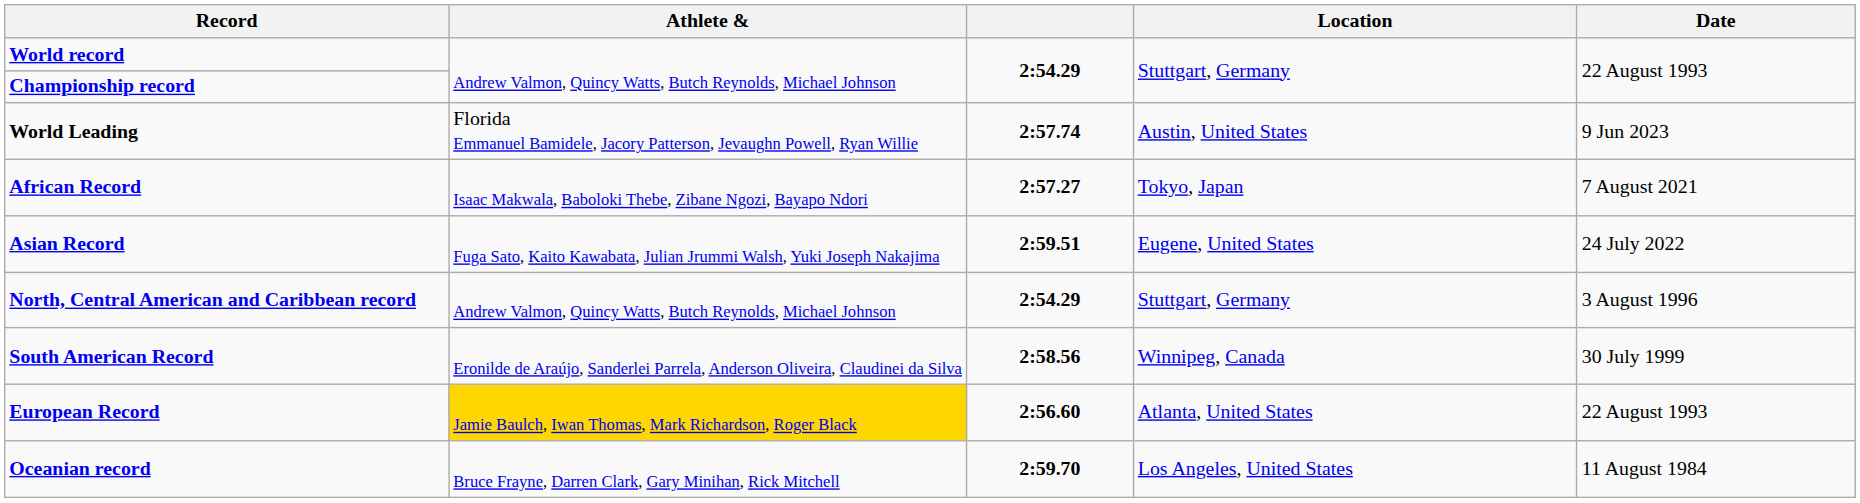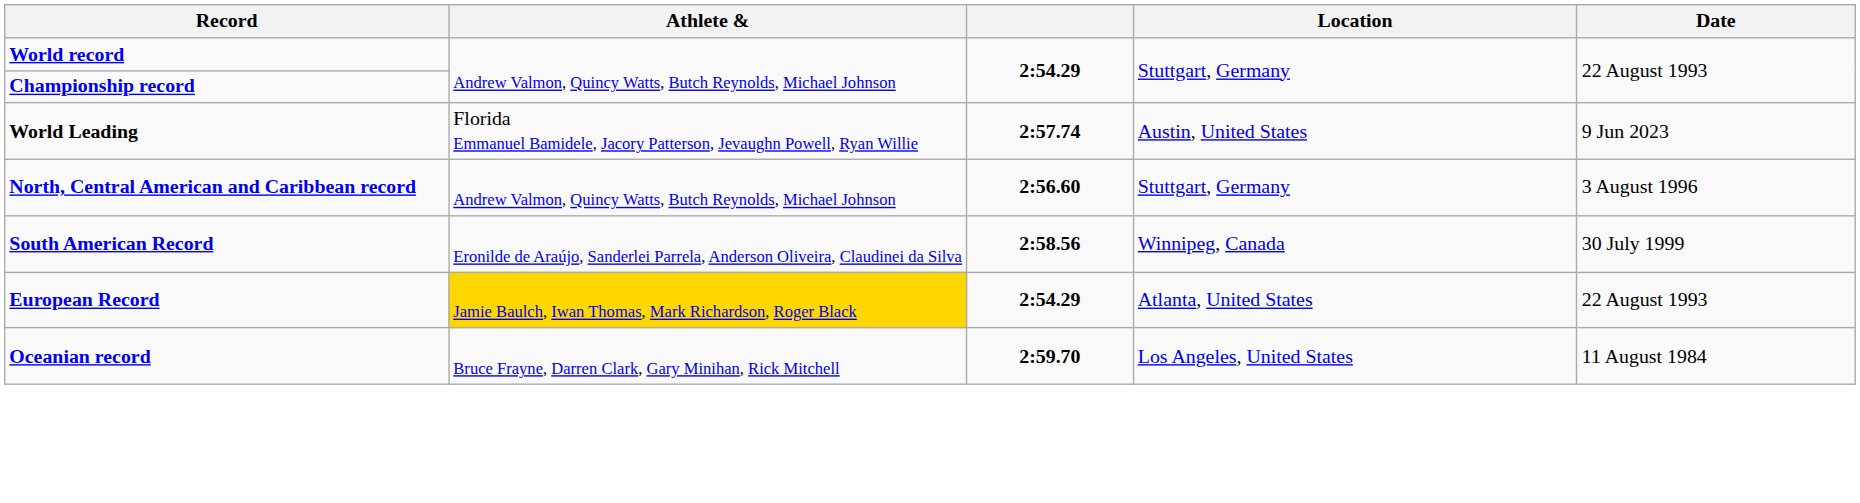- row: (75, 187)
- row: (67, 243)
(1050, 300) 2:54.29 -> (1050, 187) 2:56.60
(1050, 412) 2:56.60 -> (1050, 300) 2:54.29
